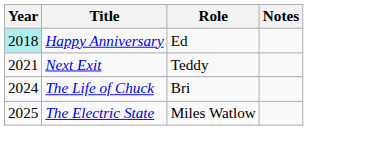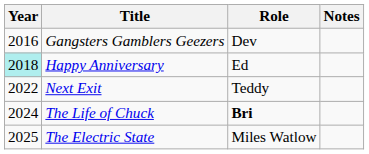+ row: (135, 40)
(23, 64) 2021 -> (23, 88) 2022
(180, 88) normal -> (242, 112) bold
